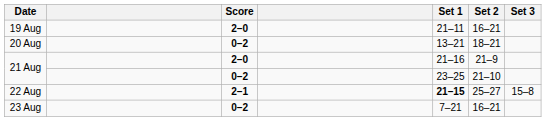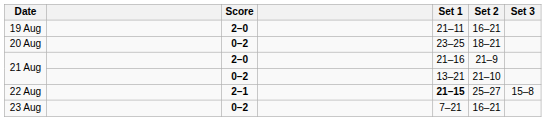(450, 44) 13–21 -> (450, 44) 23–25
(450, 76) 23–25 -> (450, 76) 13–21
